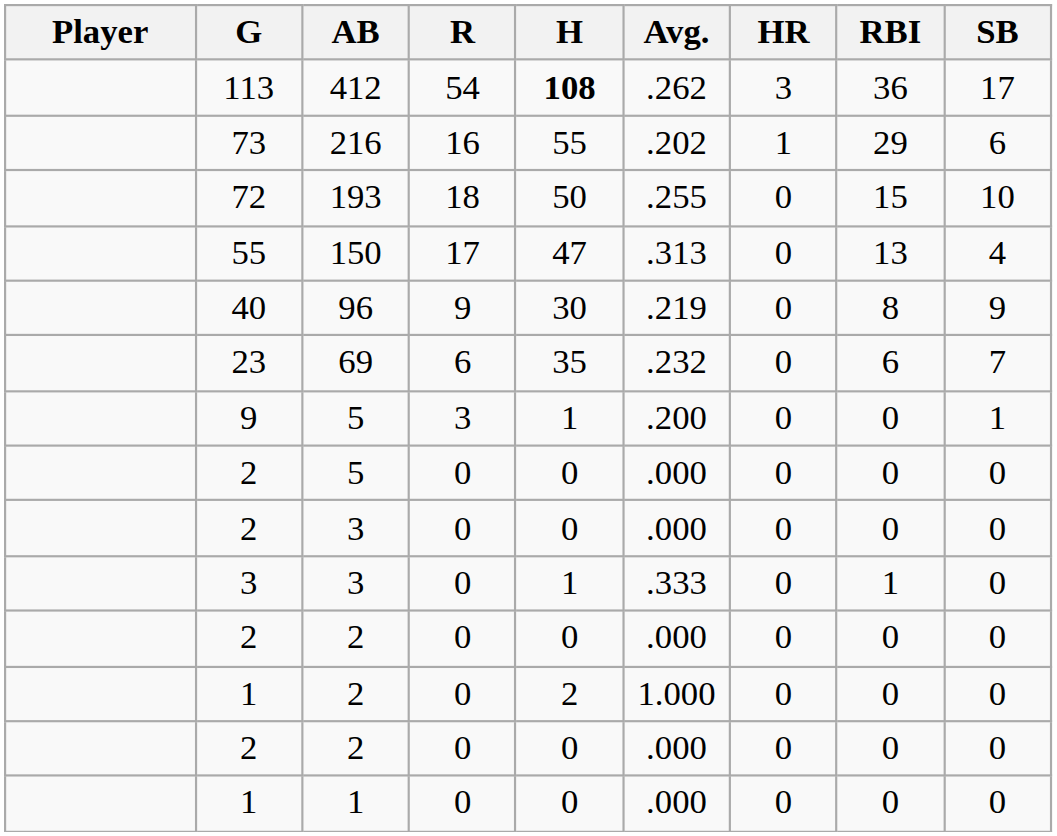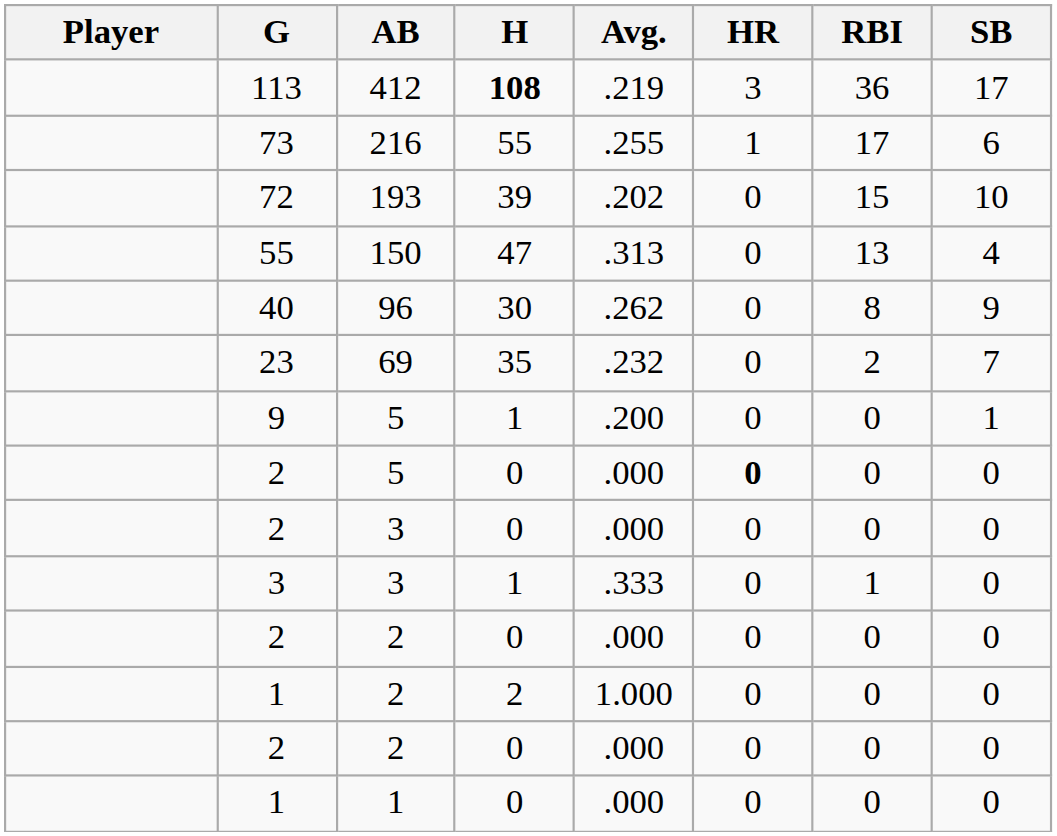- column: (463, 32)
(676, 87) .262 -> (634, 87) .219
(676, 142) .202 -> (634, 142) .255
(890, 142) 29 -> (872, 142) 17
(570, 197) 50 -> (515, 197) 39
(676, 197) .255 -> (634, 197) .202
(676, 307) .219 -> (634, 307) .262
(890, 362) 6 -> (872, 362) 2
(783, 472) normal -> (753, 472) bold
